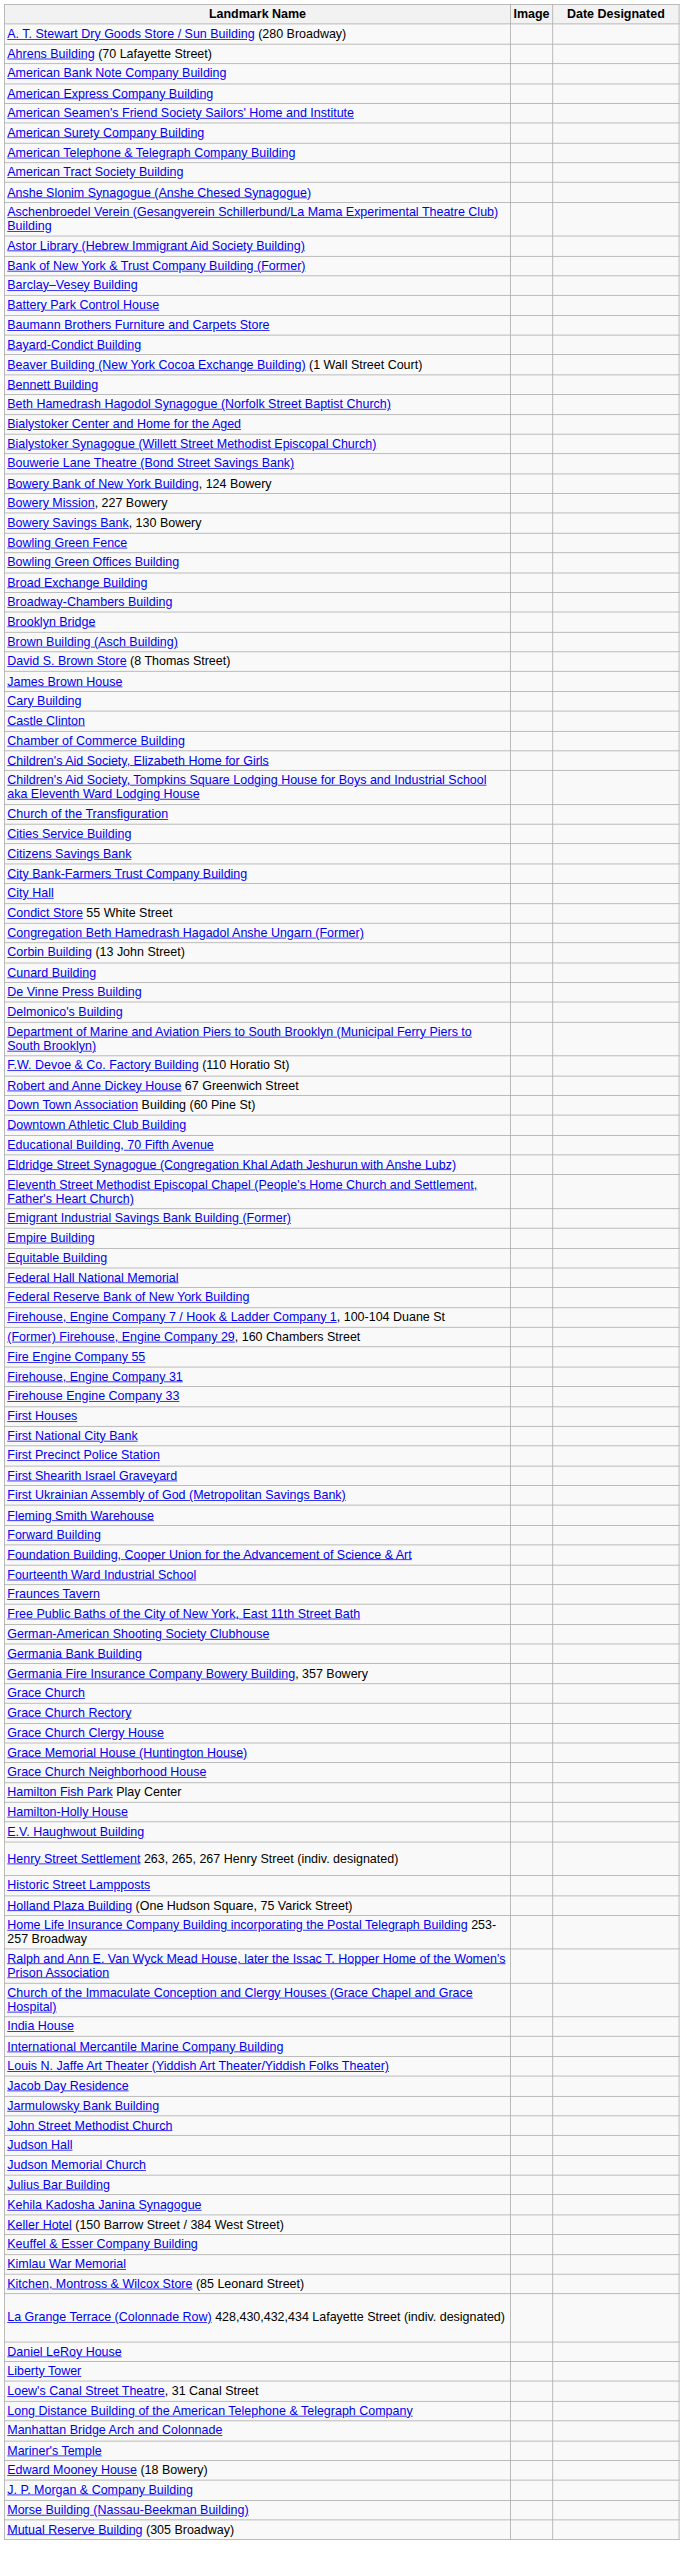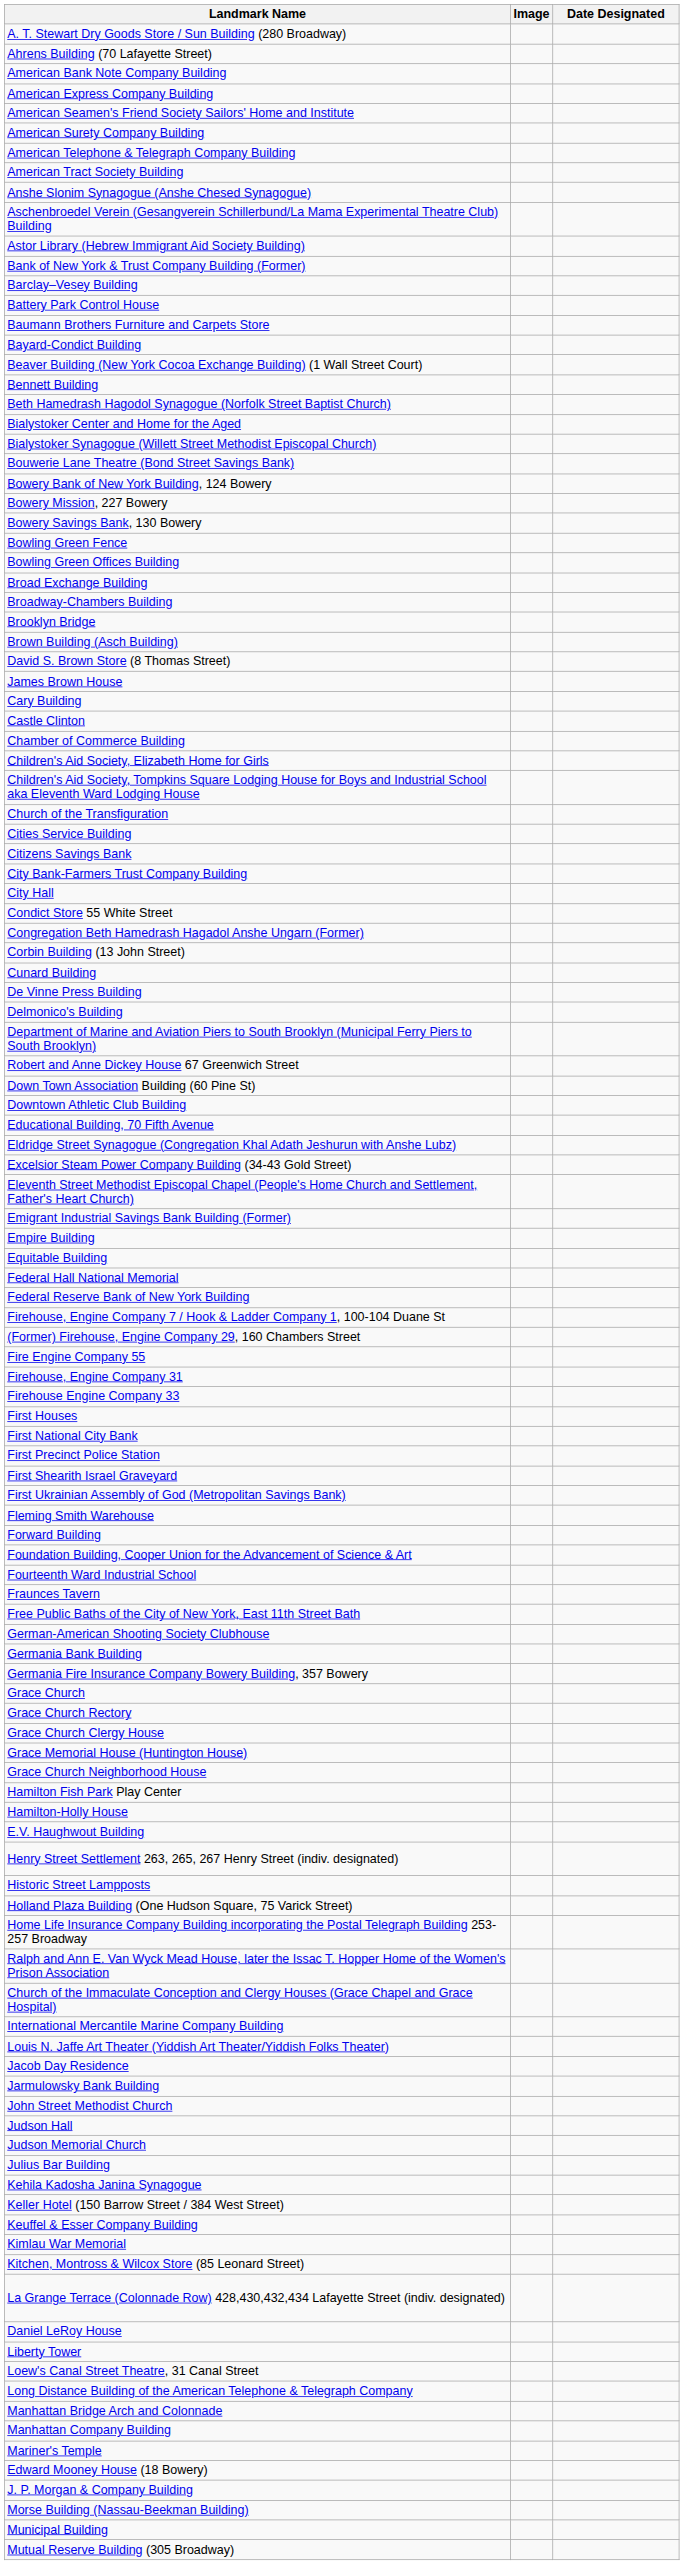- row: (148, 1065)
+ row: (179, 1164)
- row: (41, 2026)
+ row: (89, 2430)
+ row: (58, 2529)
